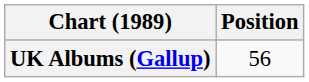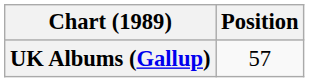(260, 58) 56 -> (260, 58) 57
